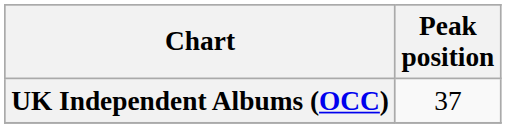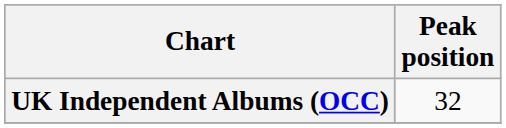(448, 100) 37 -> (448, 100) 32
